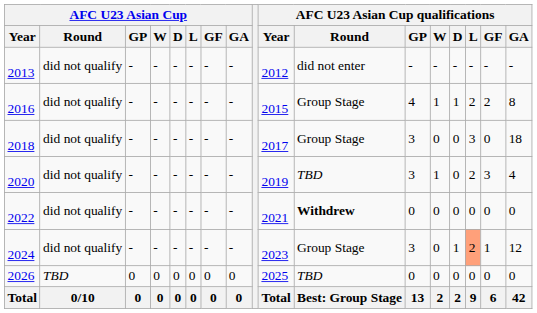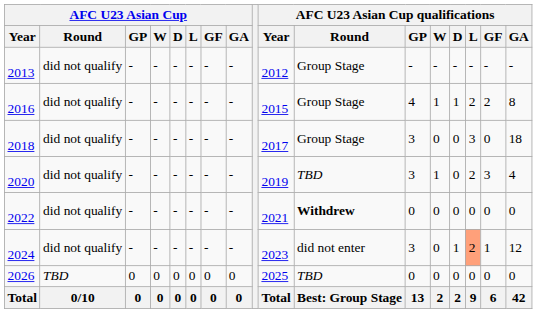(331, 65) did not enter -> (331, 65) Group Stage
(331, 247) Group Stage -> (331, 247) did not enter
